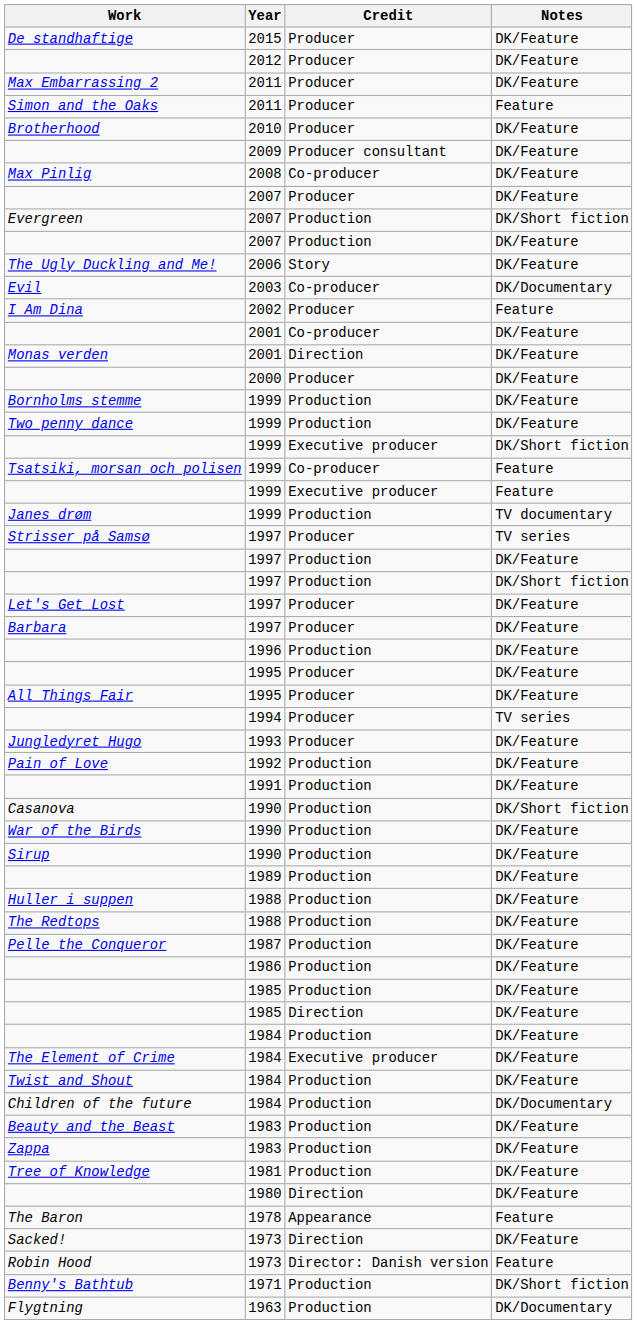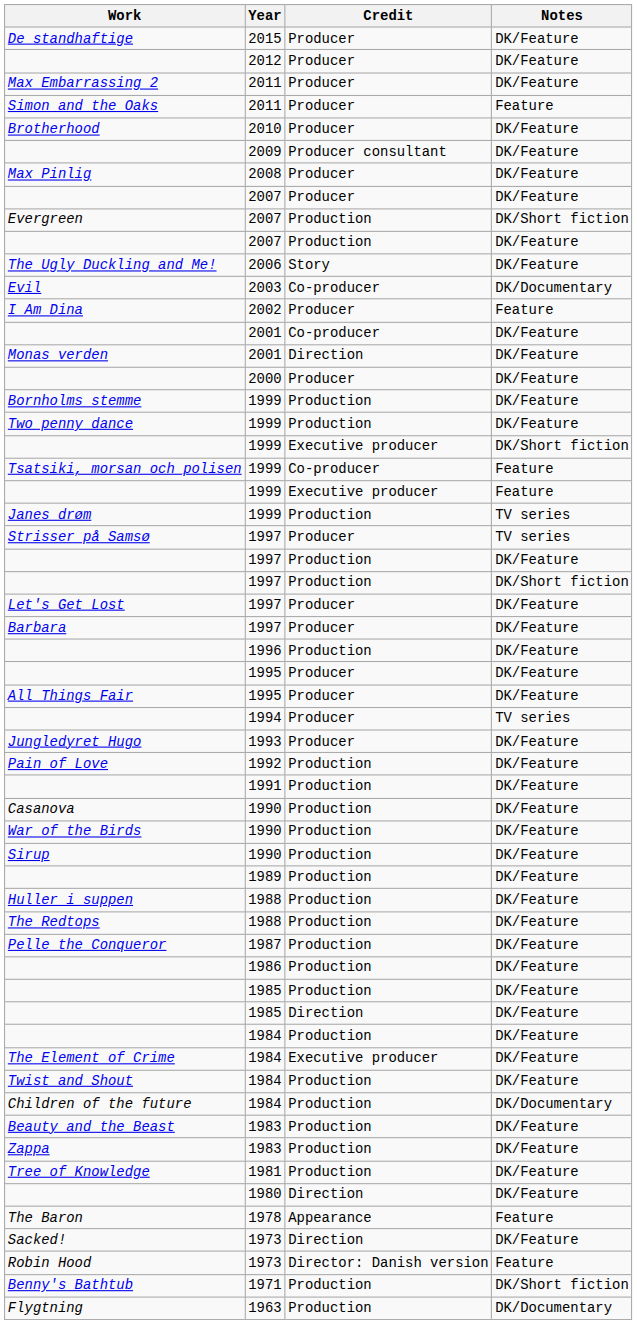(334, 175) Co-producer -> (322, 175) Producer
(554, 515) TV documentary -> (533, 515) TV series
(562, 809) DK/Short fiction -> (537, 809) DK/Feature
